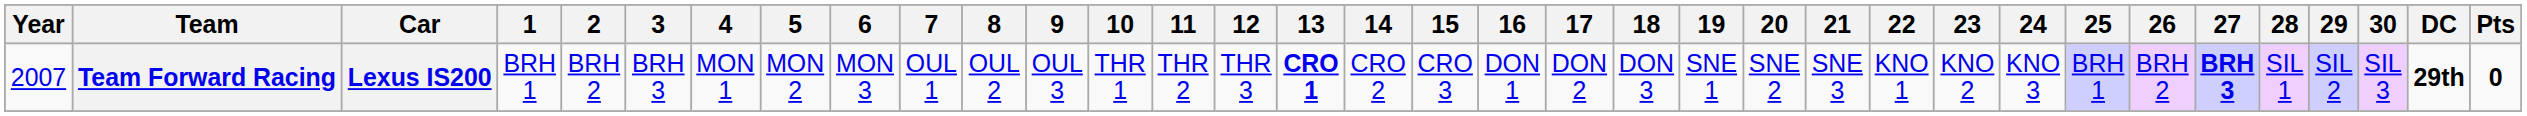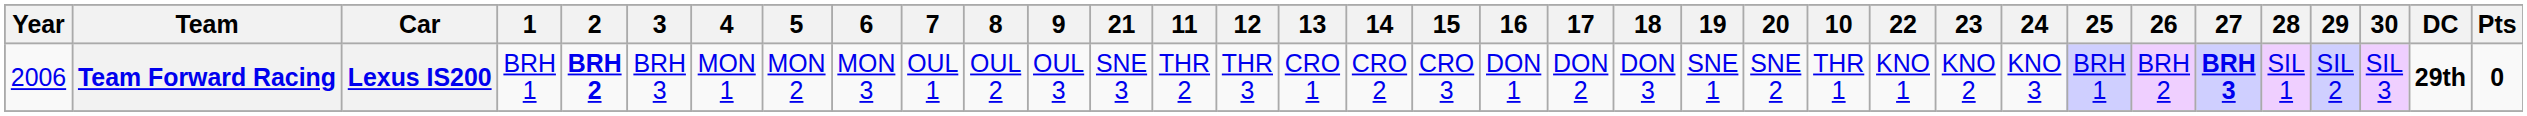columns swapped: (1120, 24) <-> (1837, 24)
(38, 77) 2007 -> (38, 77) 2006
(594, 77) normal -> (595, 77) bold
(1311, 77) bold -> (1312, 77) normal
